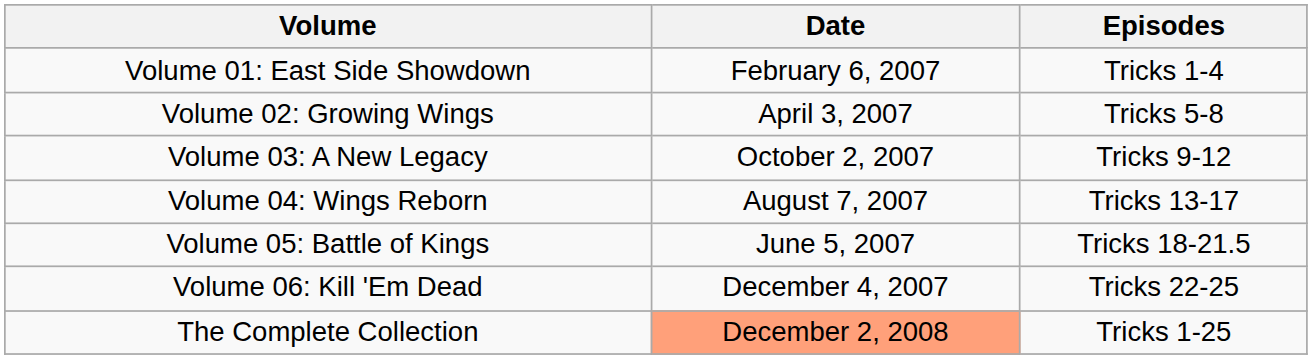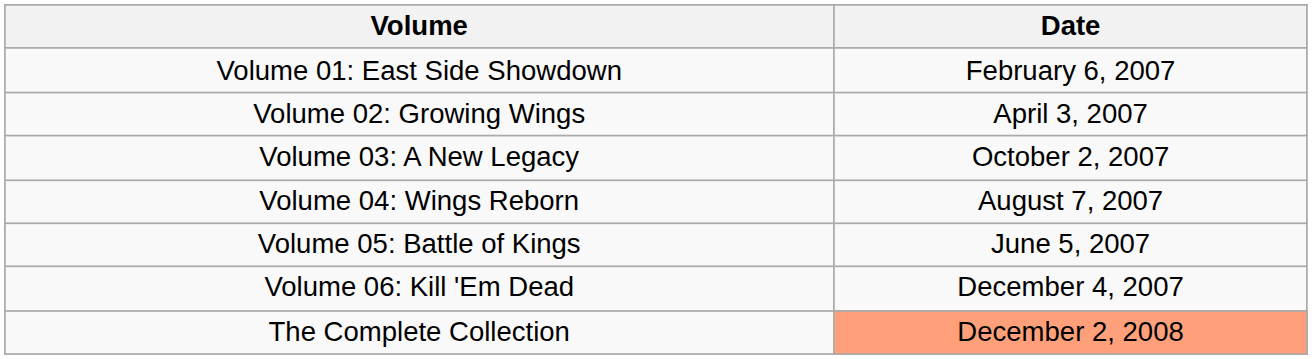- column: (1164, 26)
